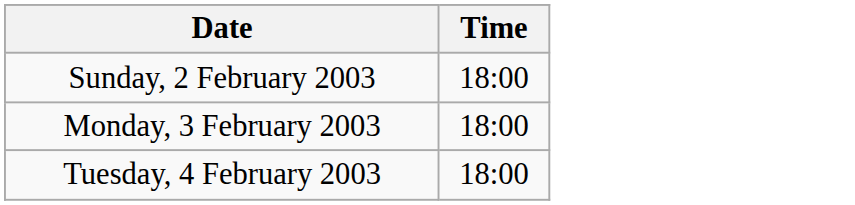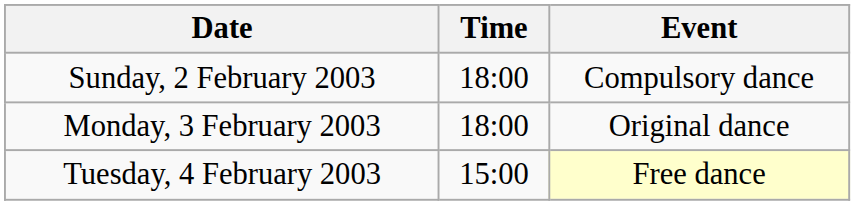+ column: (699, 28)
(494, 174) 18:00 -> (494, 174) 15:00
